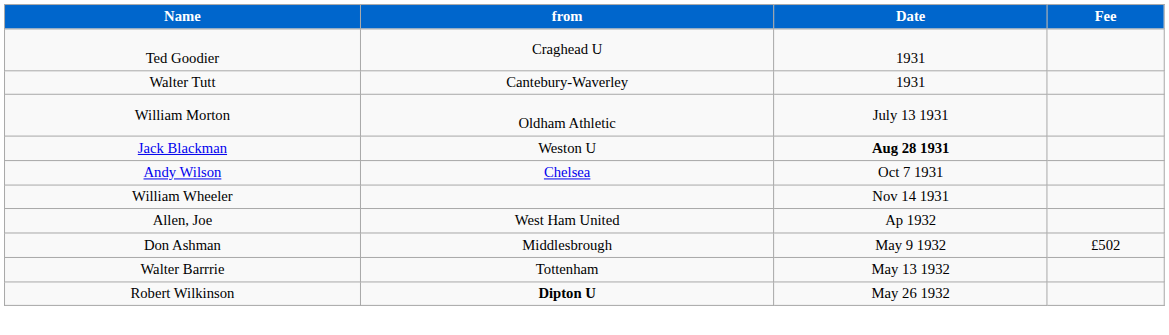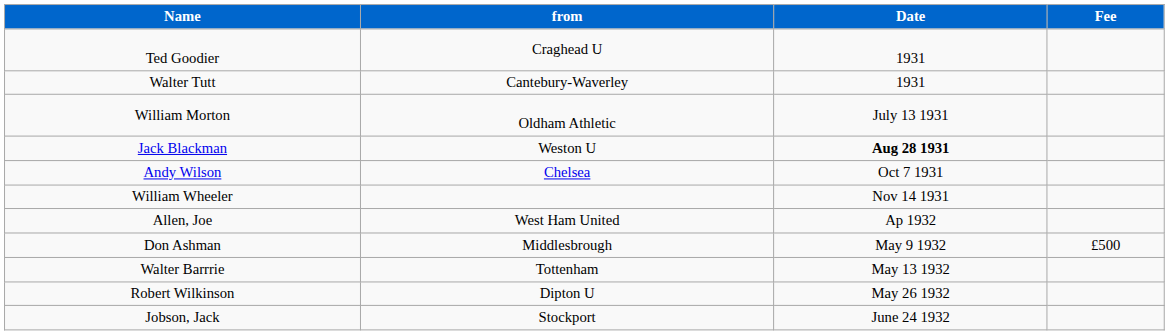(1106, 245) £502 -> (1106, 245) £500
(567, 293) bold -> (567, 293) normal
+ row: (182, 318)
